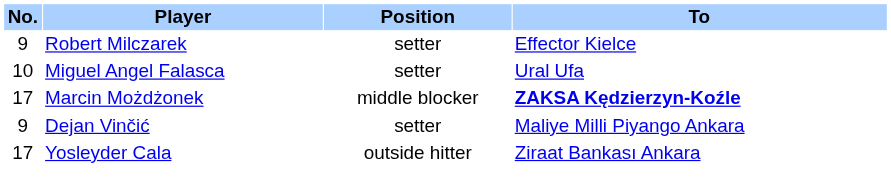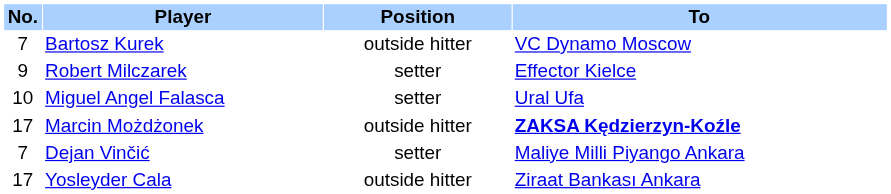+ row: (104, 44)
(418, 98) middle blocker -> (418, 125) outside hitter
(23, 125) 9 -> (23, 152) 7
